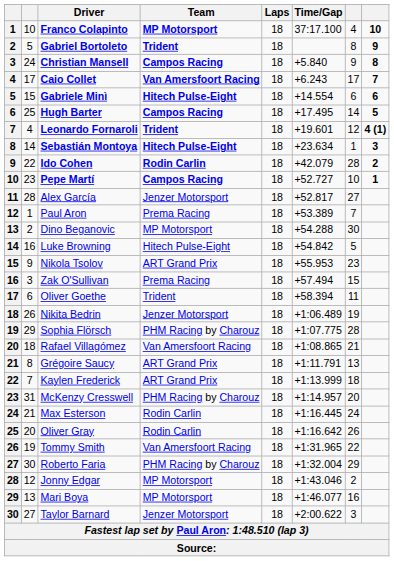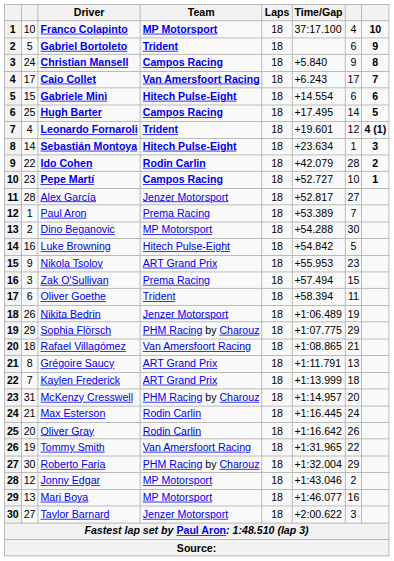(353, 46) 8 -> (353, 46) 6
(353, 330) 28 -> (353, 330) 29
